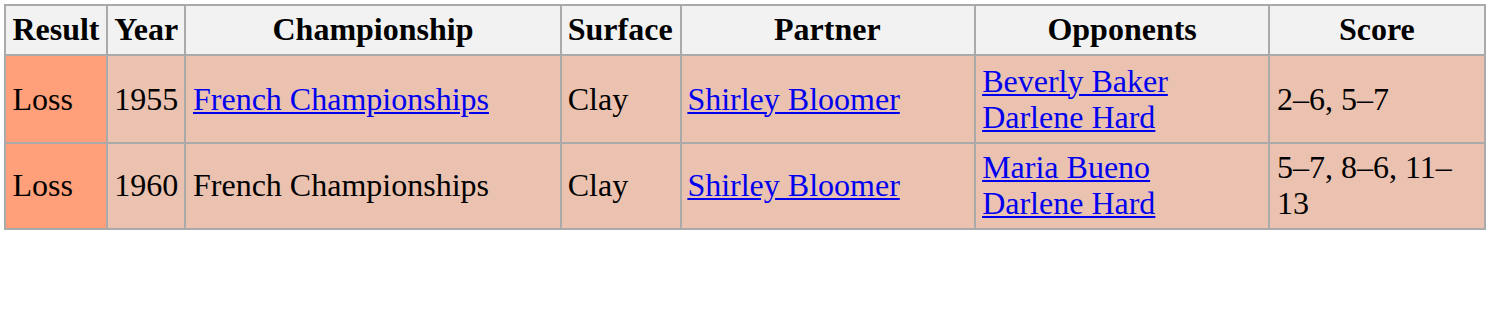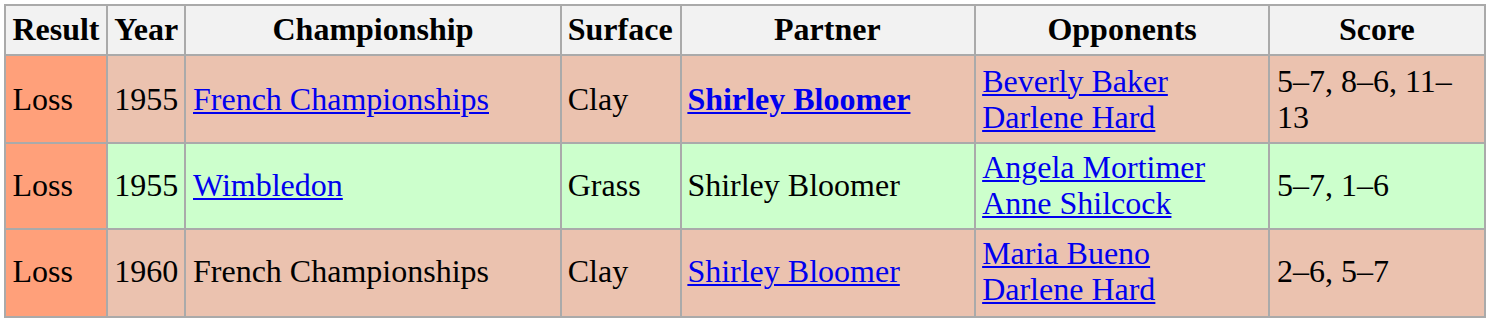(794, 98) normal -> (799, 98) bold
(1333, 98) 2–6, 5–7 -> (1364, 98) 5–7, 8–6, 11–13
+ row: (146, 185)
(1364, 185) 5–7, 8–6, 11–13 -> (1333, 272) 2–6, 5–7
